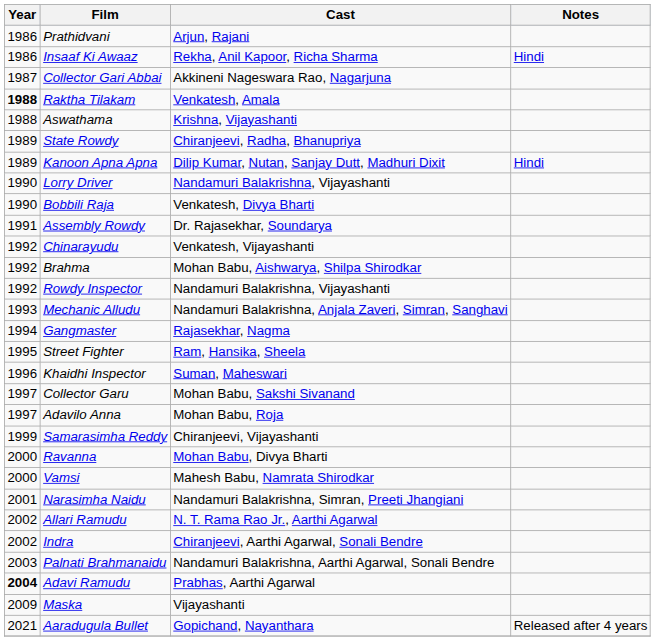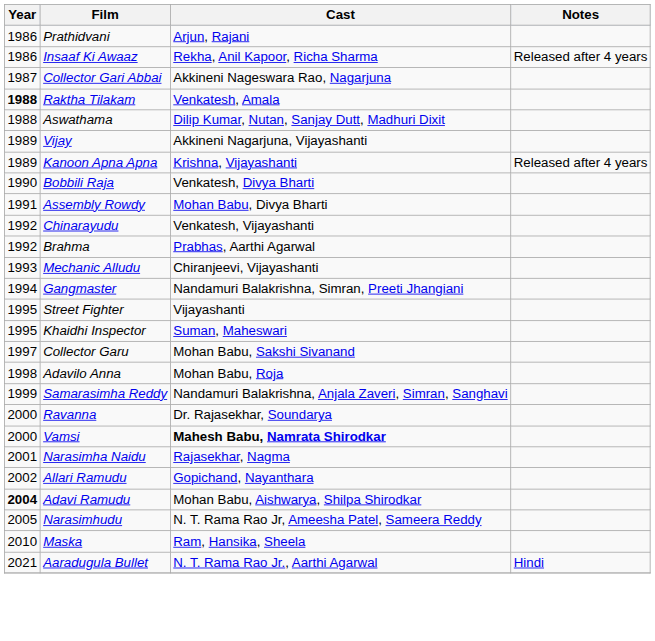(529, 57) Hindi -> (581, 57) Released after 4 years
(235, 120) Krishna, Vijayashanti -> (309, 120) Dilip Kumar, Nutan, Sanjay Dutt, Madhuri Dixit
+ row: (57, 141)
- row: (81, 141)
(309, 162) Dilip Kumar, Nutan, Sanjay Dutt, Madhuri Dixit -> (235, 162) Krishna, Vijayashanti
(529, 162) Hindi -> (581, 162) Released after 4 years
- row: (78, 183)
(253, 225) Dr. Rajasekhar, Soundarya -> (250, 204) Mohan Babu, Divya Bharti
(297, 267) Mohan Babu, Aishwarya, Shilpa Shirodkar -> (244, 246) Prabhas, Aarthi Agarwal
- row: (93, 288)
(340, 309) Nandamuri Balakrishna, Anjala Zaveri, Simran, Sanghavi -> (246, 267) Chiranjeevi, Vijayashanti
(232, 330) Rajasekhar, Nagma -> (318, 288) Nandamuri Balakrishna, Simran, Preeti Jhangiani
(239, 352) Ram, Hansika, Sheela -> (209, 309) Vijayashanti
(22, 373) 1996 -> (22, 330) 1995
(22, 415) 1997 -> (22, 373) 1998
(246, 436) Chiranjeevi, Vijayashanti -> (340, 394) Nandamuri Balakrishna, Anjala Zaveri, Simran, Sanghavi
(250, 457) Mohan Babu, Divya Bharti -> (253, 415) Dr. Rajasekhar, Soundarya
(274, 478) normal -> (280, 436) bold
(318, 499) Nandamuri Balakrishna, Simran, Preeti Jhangiani -> (232, 457) Rajasekhar, Nagma
(275, 520) N. T. Rama Rao Jr., Aarthi Agarwal -> (243, 478) Gopichand, Nayanthara
- row: (58, 541)
- row: (105, 562)
(244, 583) Prabhas, Aarthi Agarwal -> (297, 499) Mohan Babu, Aishwarya, Shilpa Shirodkar
+ row: (83, 520)
(22, 604) 2009 -> (22, 541) 2010
(209, 604) Vijayashanti -> (239, 541) Ram, Hansika, Sheela
(243, 625) Gopichand, Nayanthara -> (275, 562) N. T. Rama Rao Jr., Aarthi Agarwal
(581, 625) Released after 4 years -> (529, 562) Hindi
